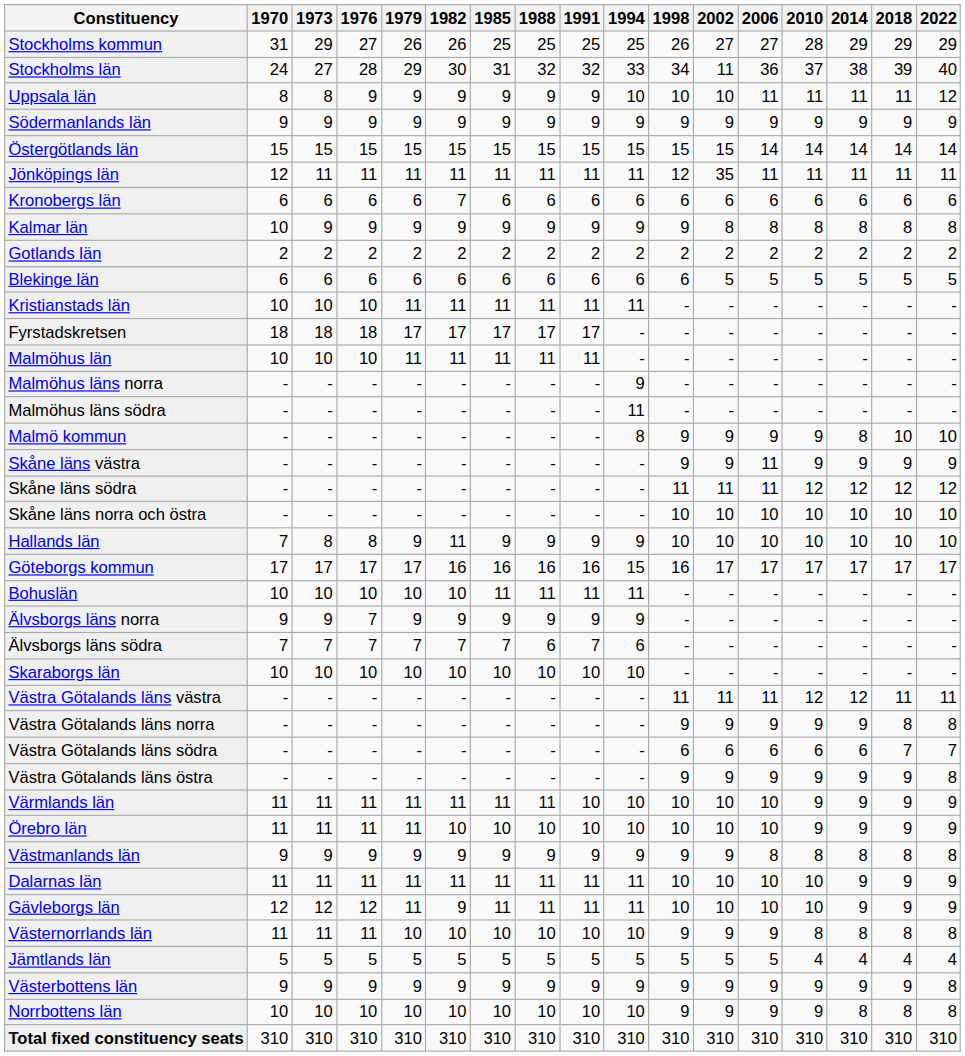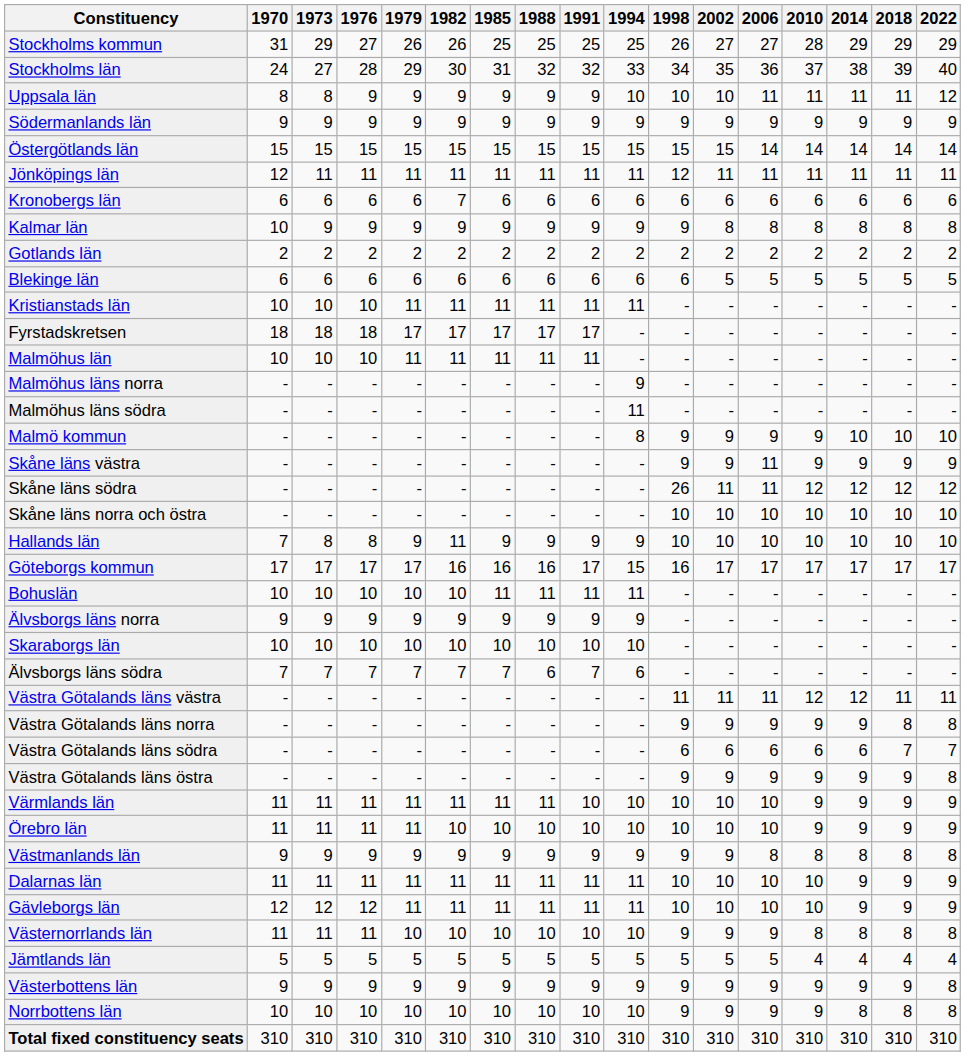(725, 70) 11 -> (725, 70) 35
(725, 175) 35 -> (725, 175) 11
(863, 437) 8 -> (859, 437) 10
(681, 489) 11 -> (680, 489) 26
(591, 567) 16 -> (591, 567) 17
(373, 620) 7 -> (373, 620) 9
rows swapped: (85, 646) <-> (64, 672)
(462, 908) 9 -> (458, 908) 11
